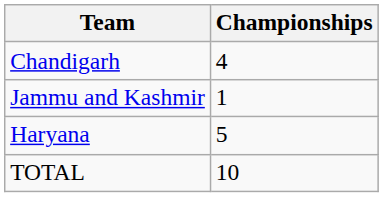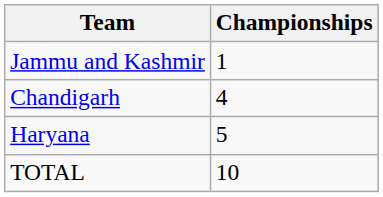rows swapped: (65, 60) <-> (107, 97)
